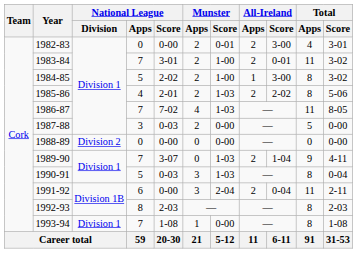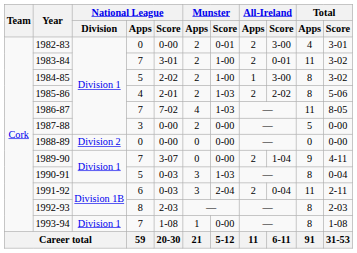(168, 126) 0-03 -> (168, 126) 0-00
(225, 158) 1-03 -> (225, 158) 0-00
(168, 191) 0-00 -> (168, 191) 0-03
